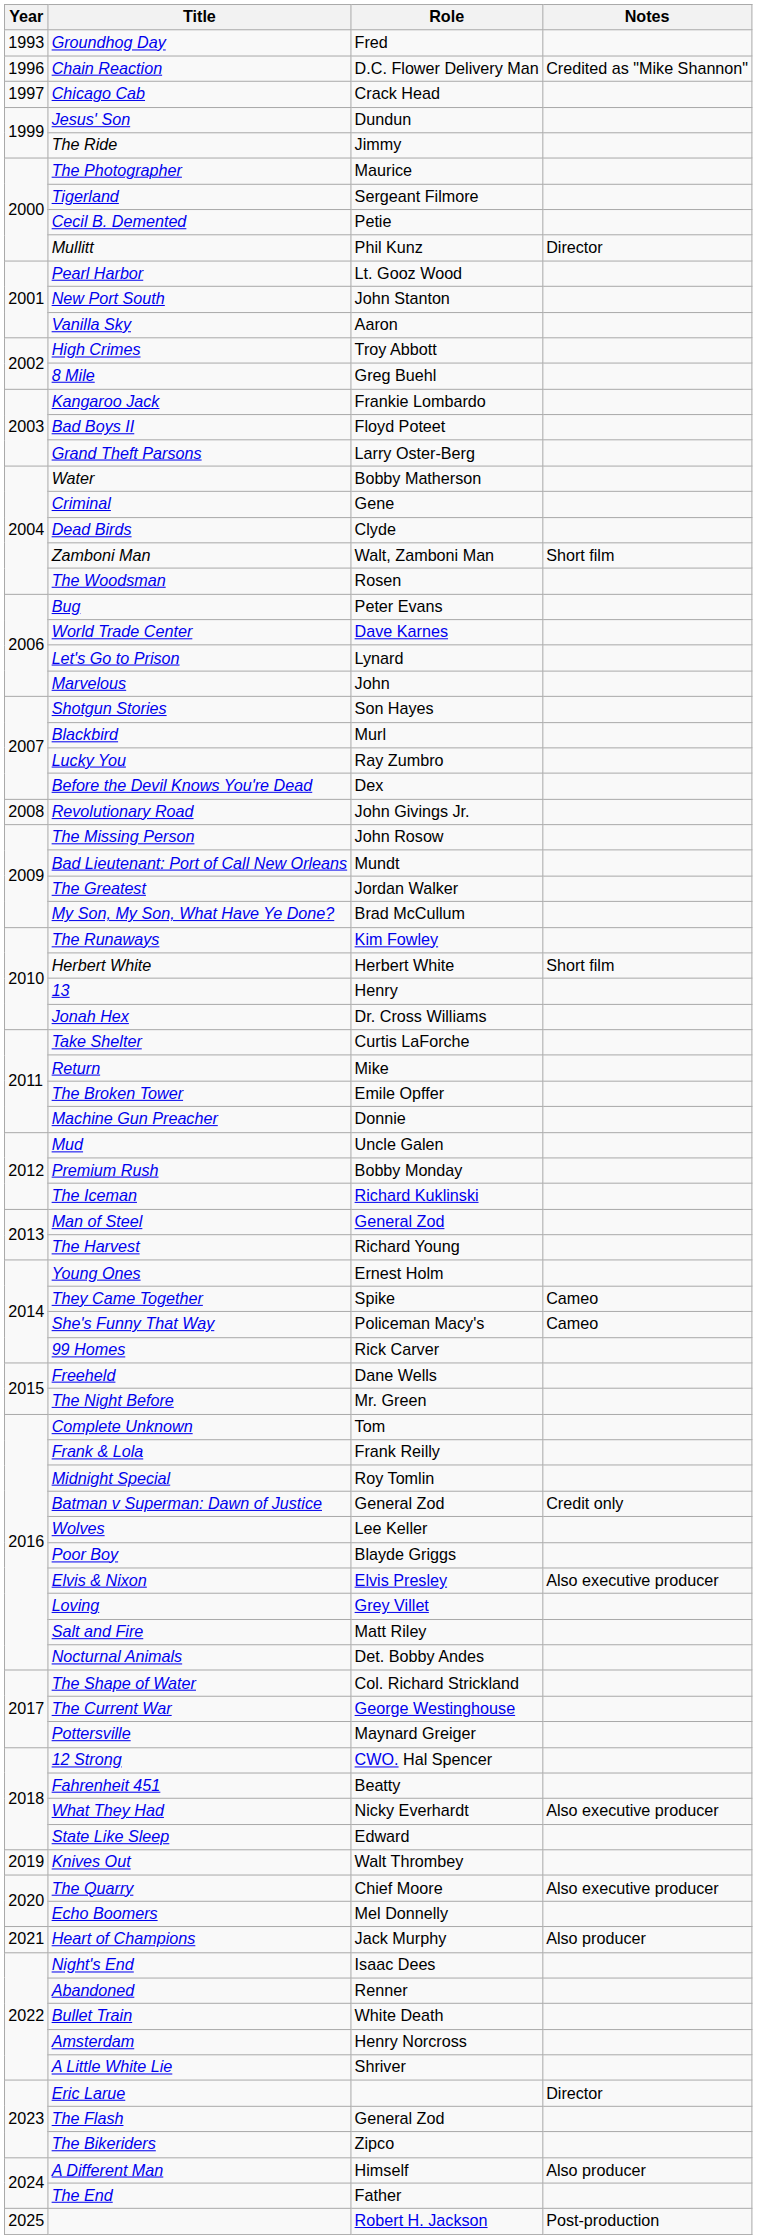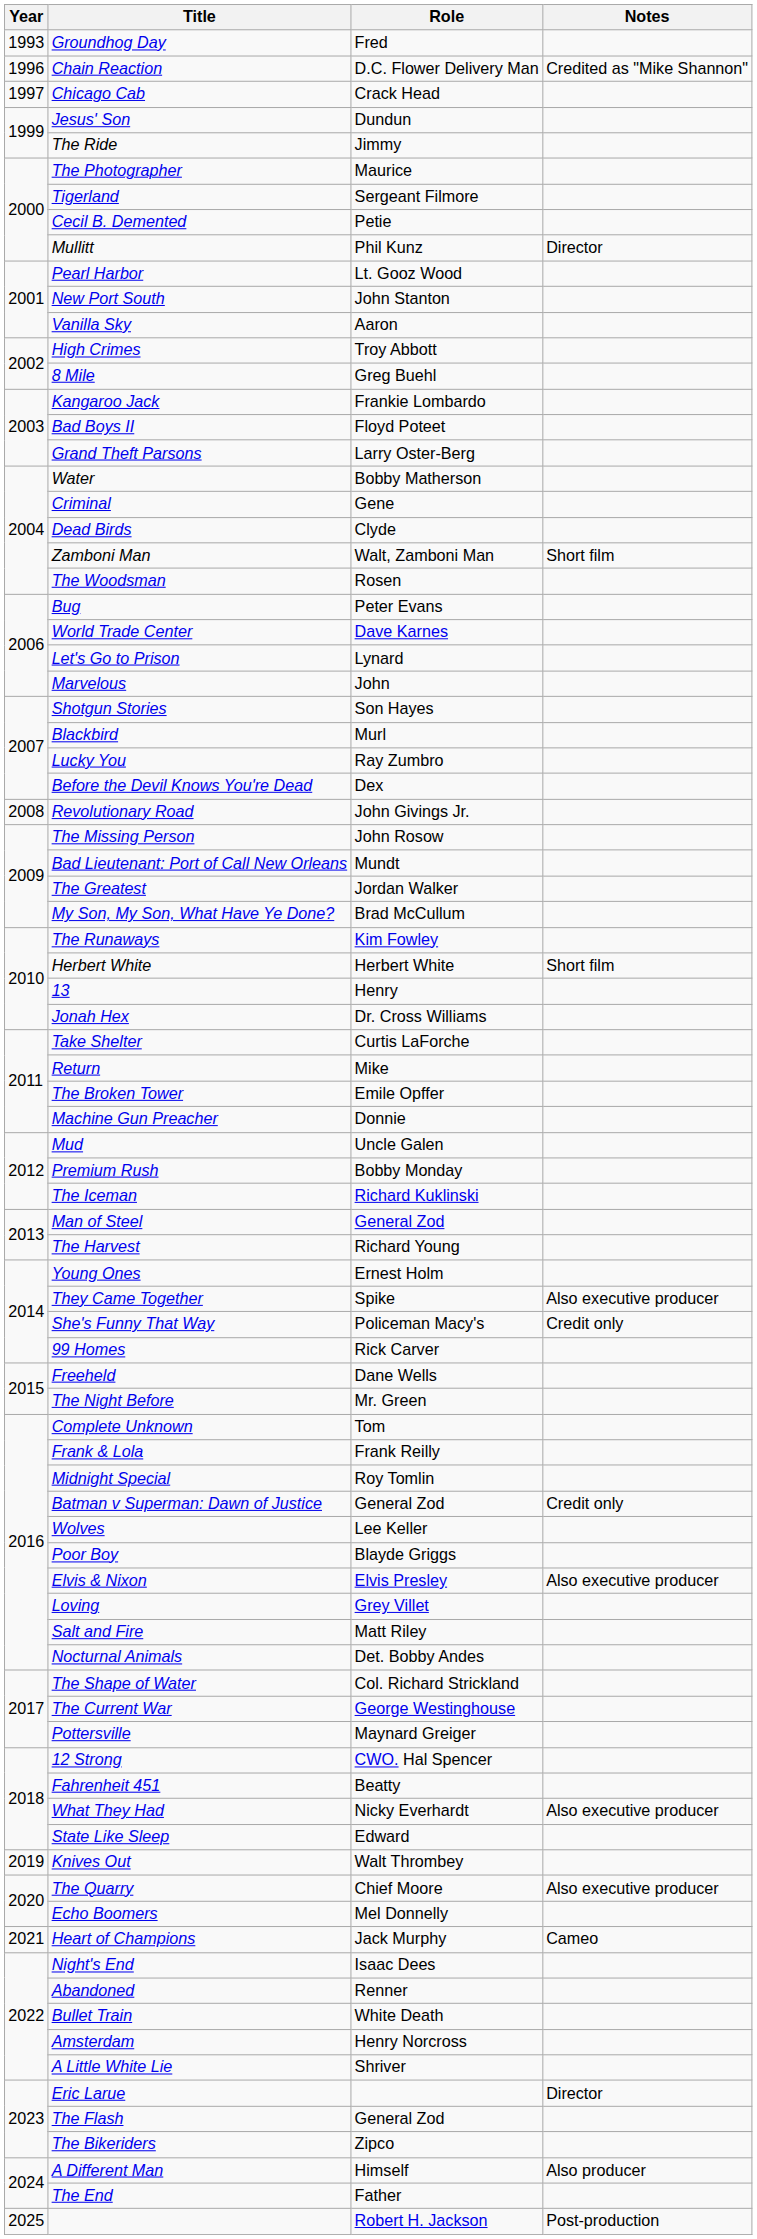(572, 1298) Cameo -> (632, 1298) Also executive producer
(572, 1324) Cameo -> (585, 1324) Credit only
(596, 1939) Also producer -> (572, 1939) Cameo
